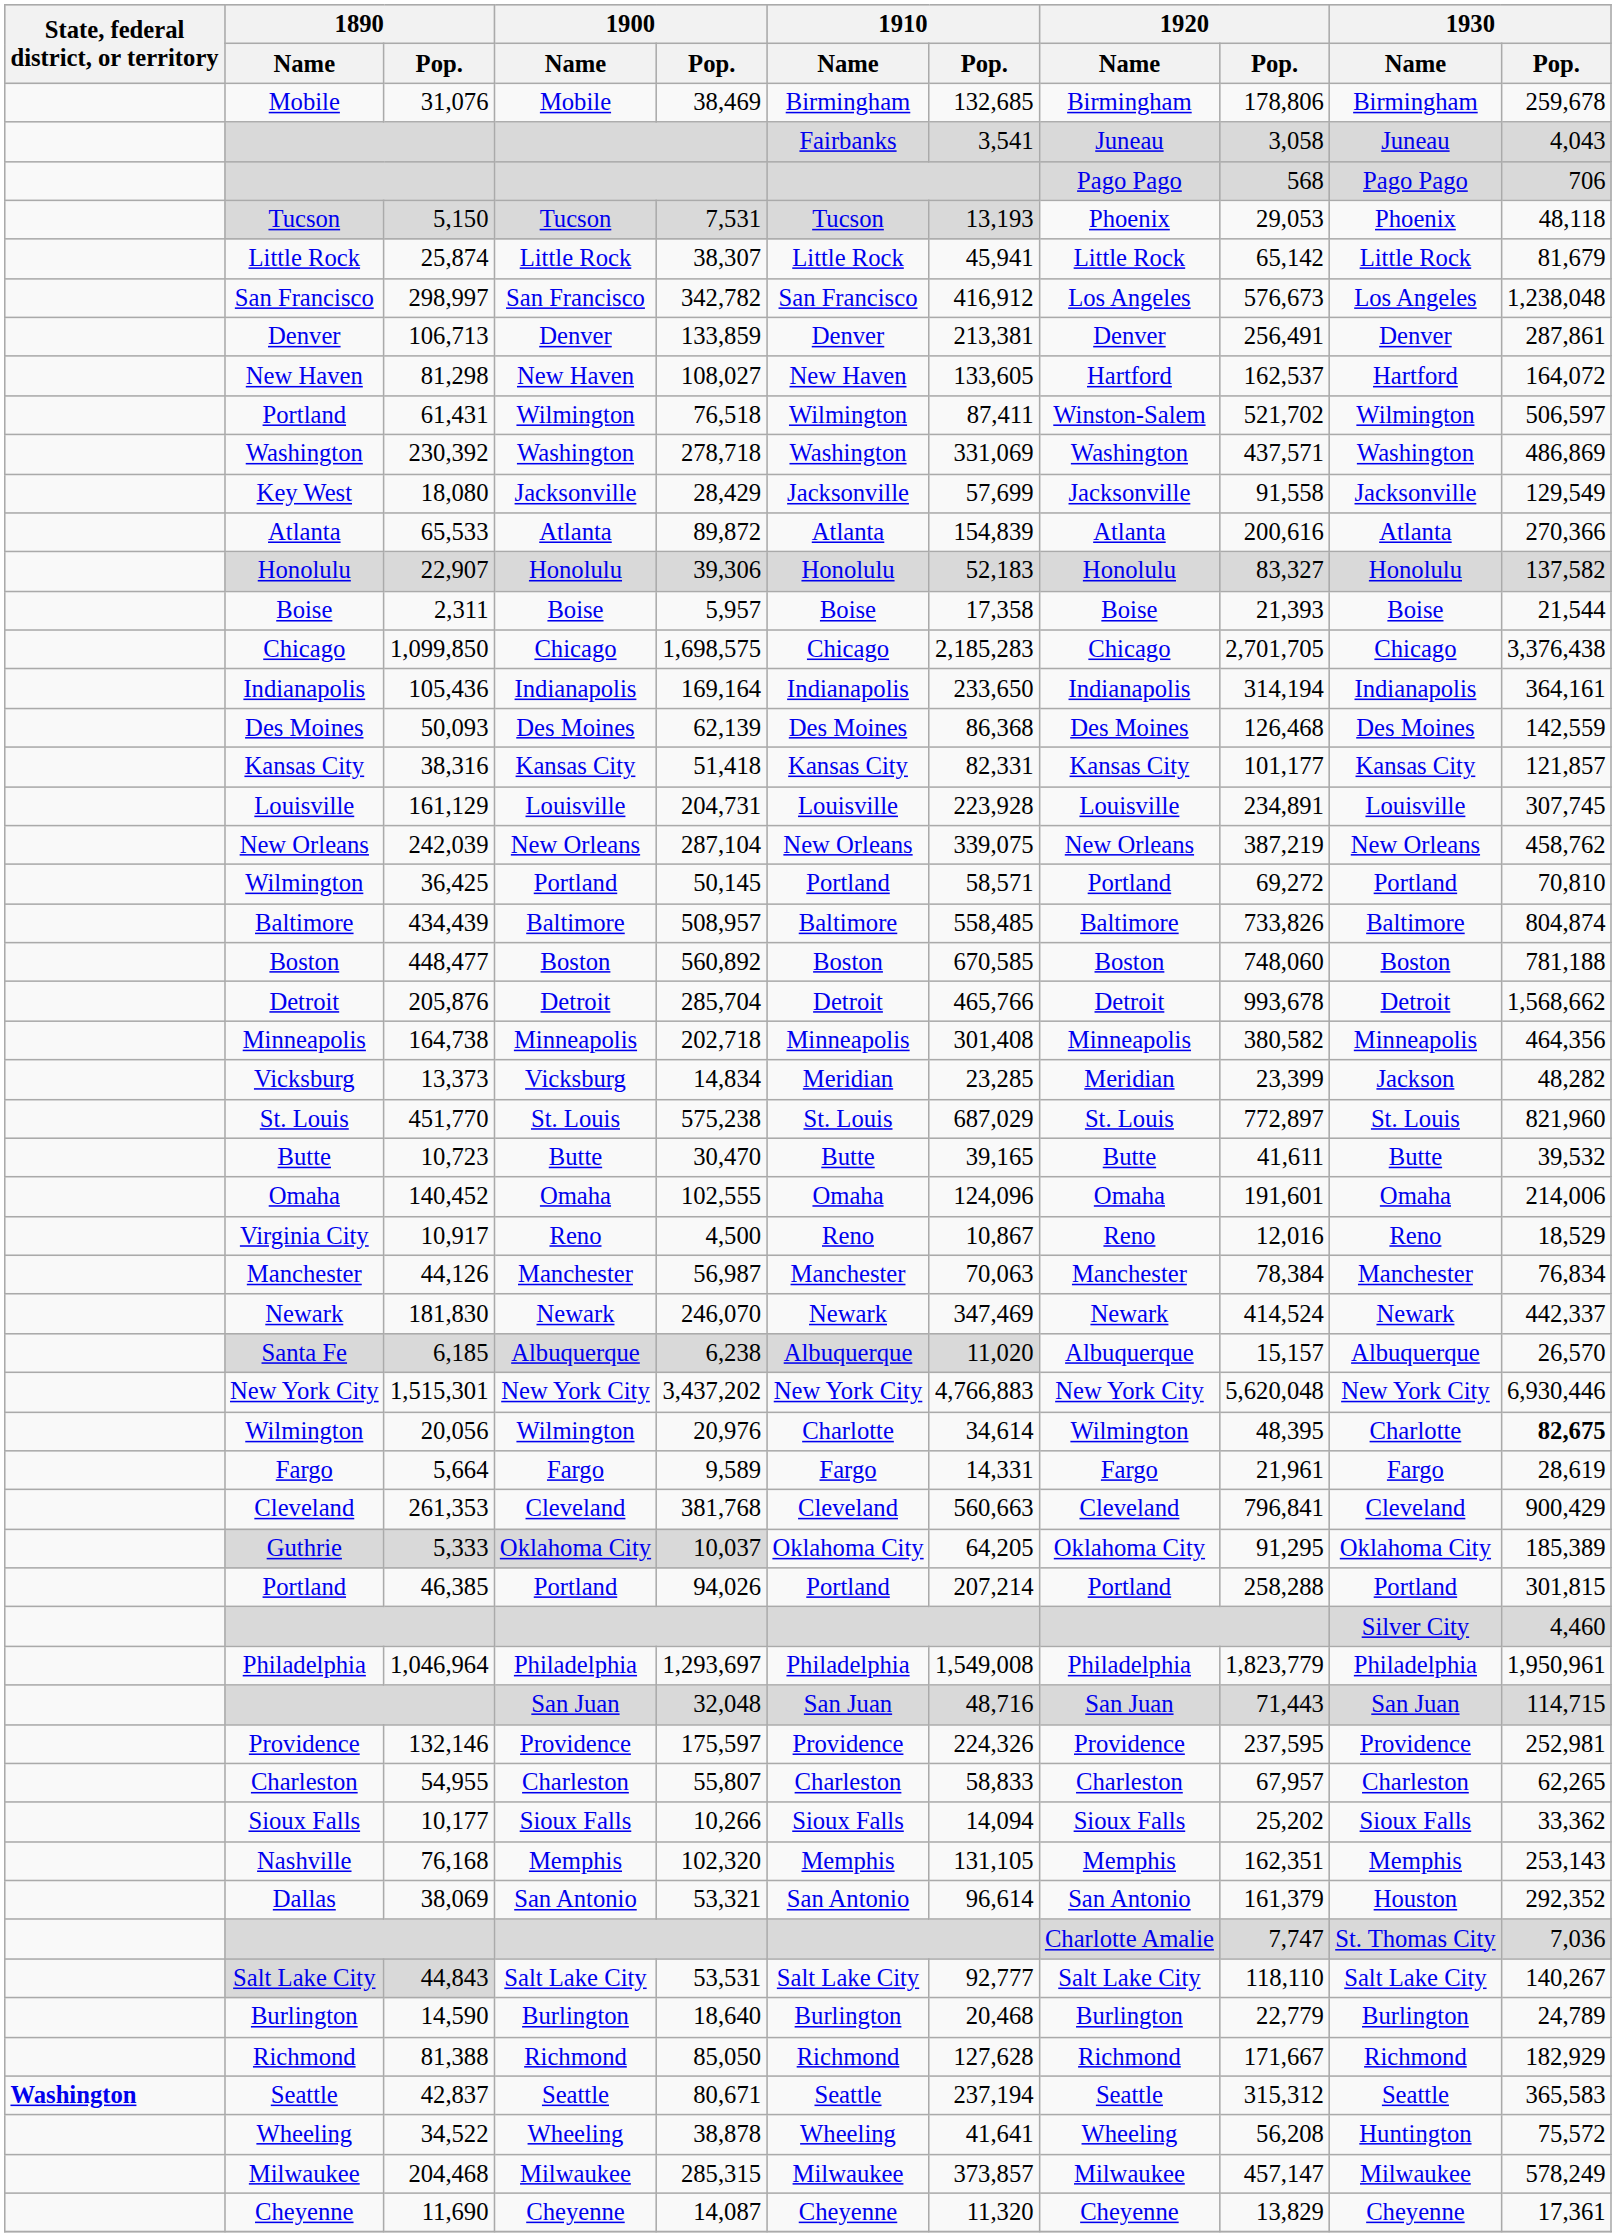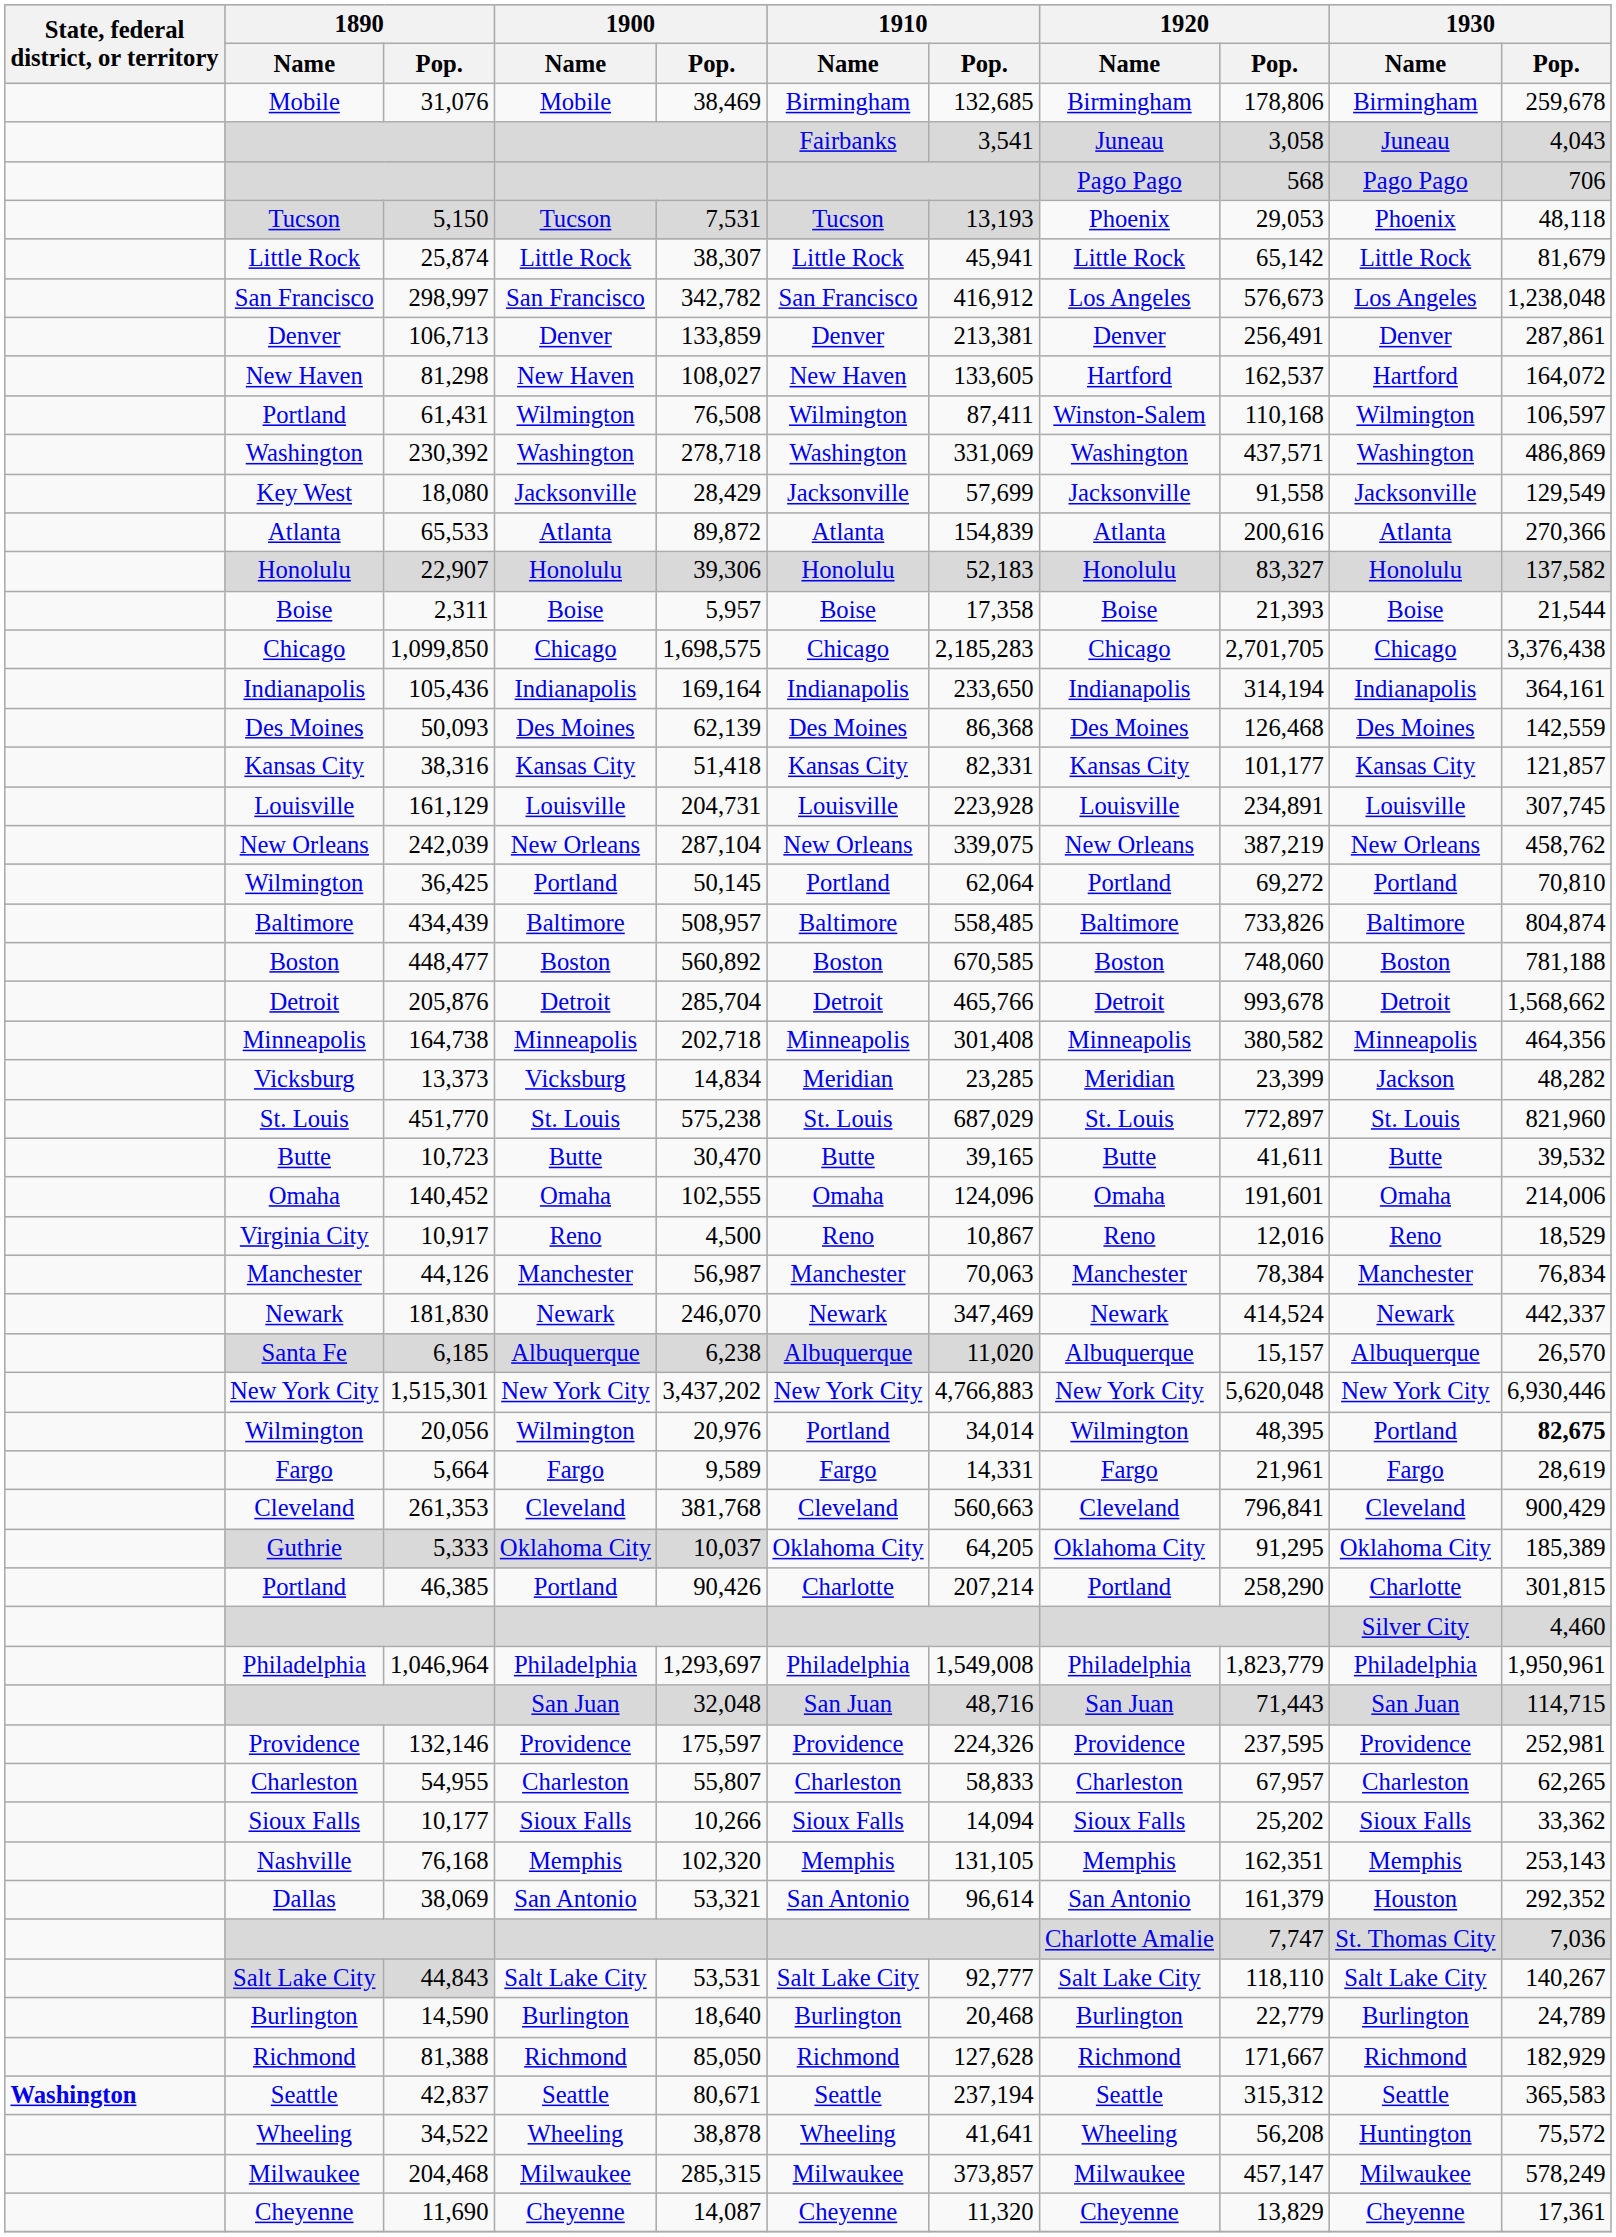(727, 414) 76,518 -> (727, 414) 76,508
(1284, 414) 521,702 -> (1284, 414) 110,168
(1566, 414) 506,597 -> (1566, 414) 106,597
(1000, 883) 58,571 -> (1000, 883) 62,064
(848, 1430) Charlotte -> (848, 1430) Portland
(1000, 1430) 34,614 -> (1000, 1430) 34,014
(1415, 1430) Charlotte -> (1415, 1430) Portland
(727, 1587) 94,026 -> (727, 1587) 90,426
(848, 1587) Portland -> (848, 1587) Charlotte
(1284, 1587) 258,288 -> (1284, 1587) 258,290
(1415, 1587) Portland -> (1415, 1587) Charlotte
